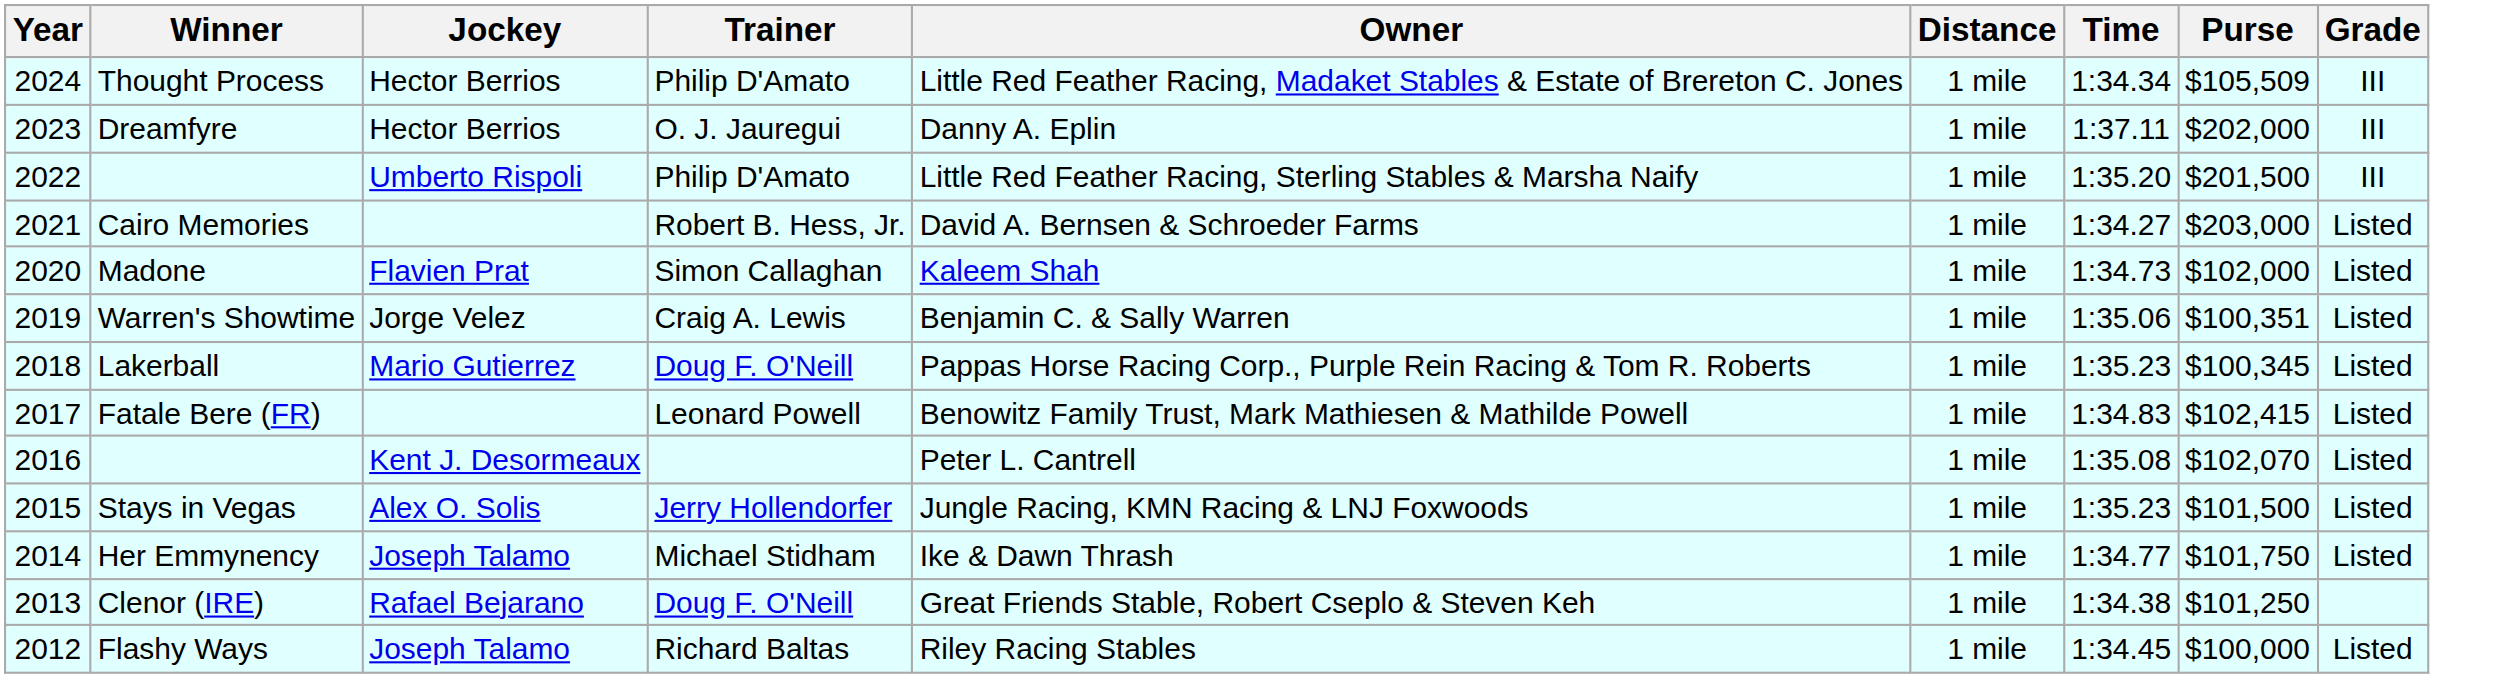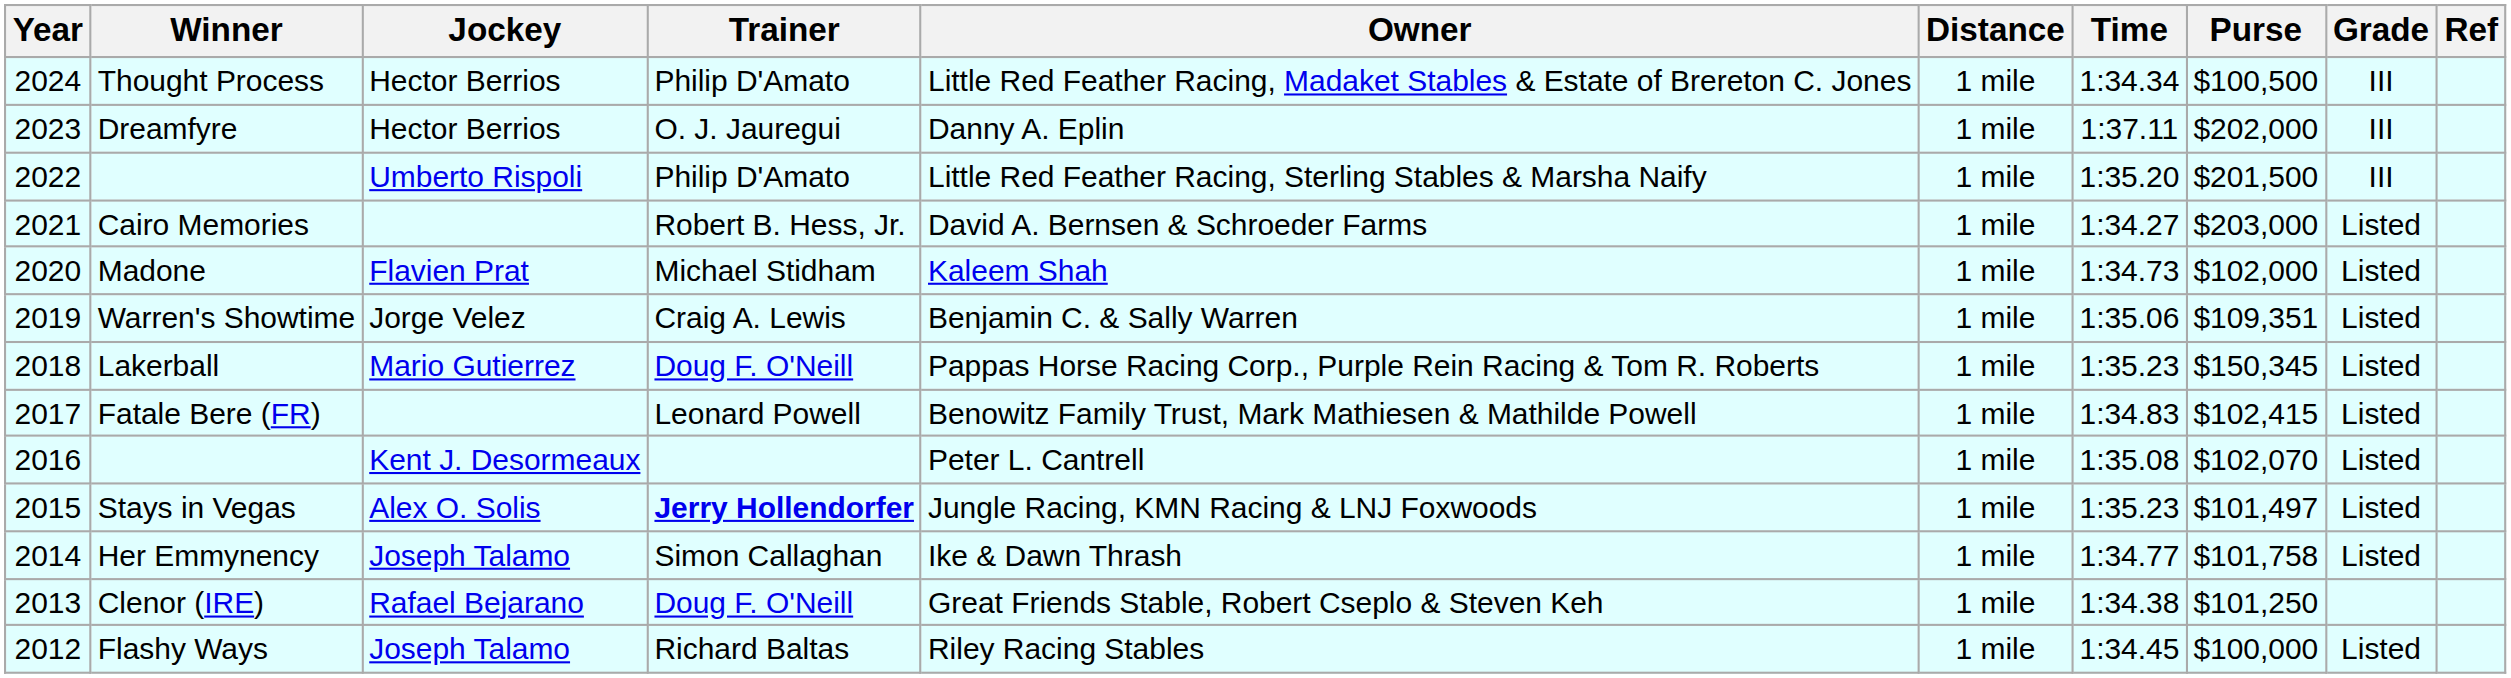+ column: (2471, 30)
(2248, 81) $105,509 -> (2256, 81) $100,500
(768, 271) Simon Callaghan -> (765, 271) Michael Stidham
(2248, 318) $100,351 -> (2256, 318) $109,351
(2248, 365) $100,345 -> (2256, 365) $150,345
(773, 507) normal -> (784, 507) bold
(2248, 507) $101,500 -> (2256, 507) $101,497
(765, 555) Michael Stidham -> (768, 555) Simon Callaghan
(2248, 555) $101,750 -> (2256, 555) $101,758
